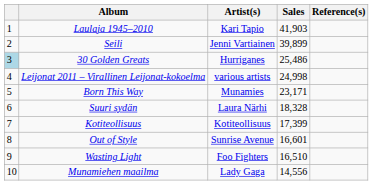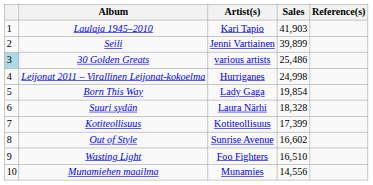(242, 60) Hurriganes -> (242, 60) various artists
(242, 76) various artists -> (242, 76) Hurriganes
(242, 92) Munamies -> (242, 92) Lady Gaga
(293, 92) 23,171 -> (293, 92) 19,854
(293, 140) 16,601 -> (293, 140) 16,602
(242, 172) Lady Gaga -> (242, 172) Munamies
